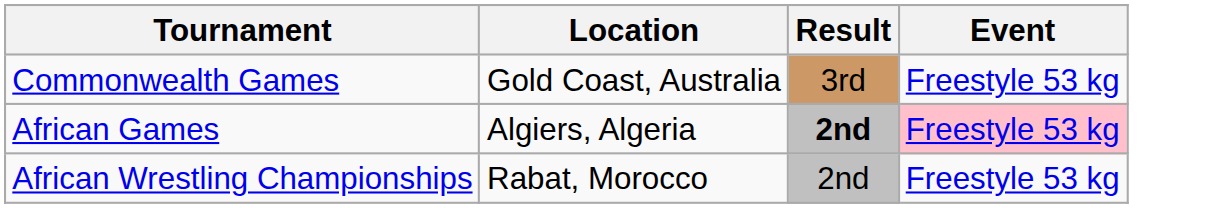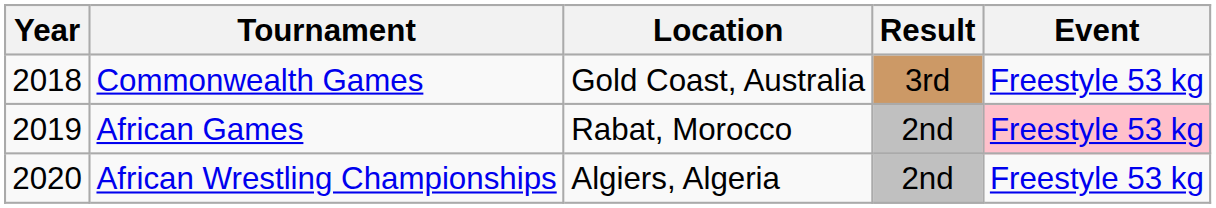+ column: (47, 30)
(591, 129) Algiers, Algeria -> (682, 129) Rabat, Morocco
(843, 129) bold -> (928, 129) normal
(598, 179) Rabat, Morocco -> (676, 179) Algiers, Algeria
